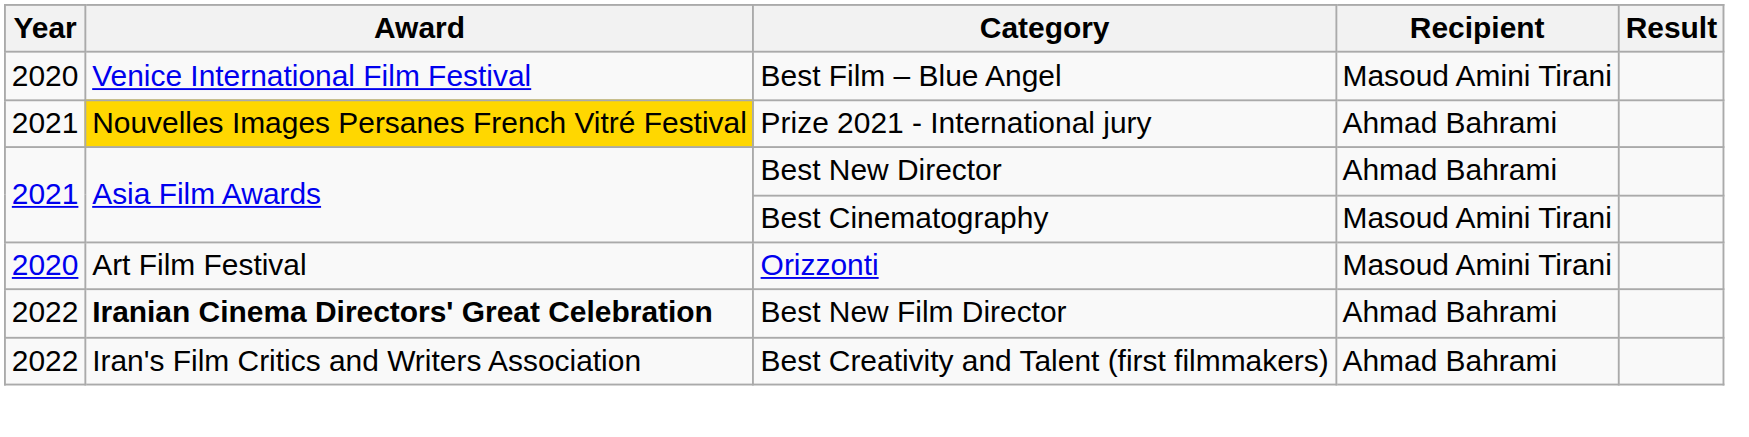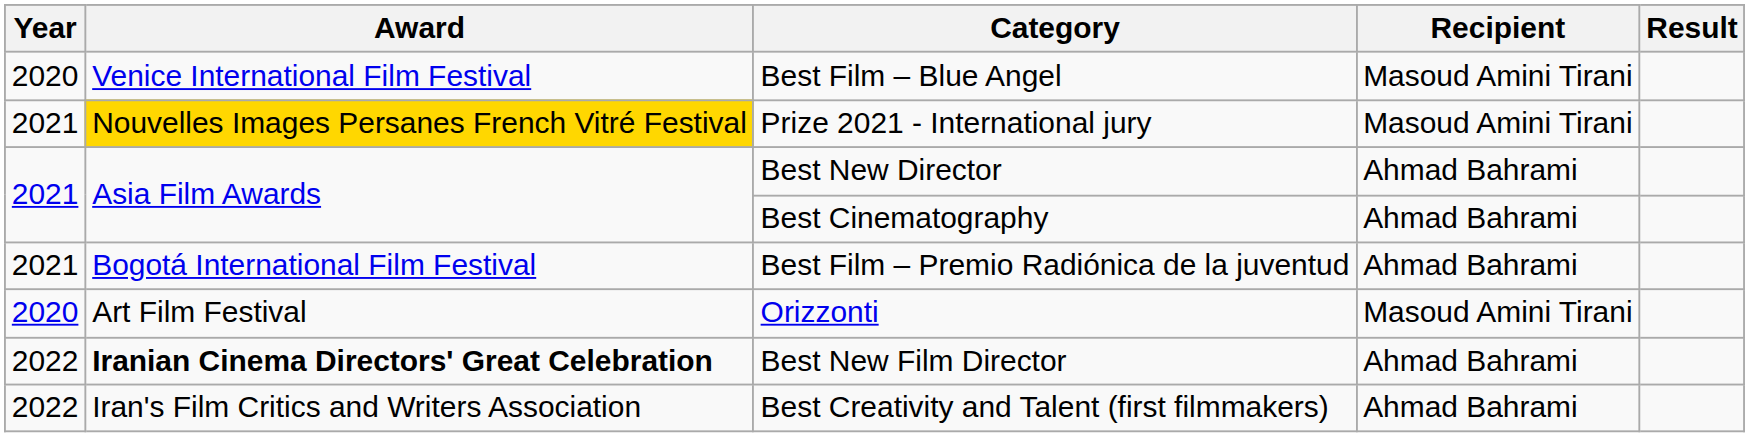(1450, 123) Ahmad Bahrami -> (1498, 123) Masoud Amini Tirani
(1477, 218) Masoud Amini Tirani -> (1470, 218) Ahmad Bahrami
+ row: (1055, 265)
